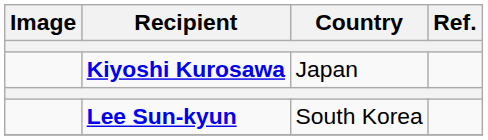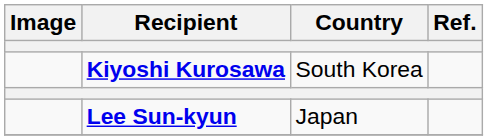(327, 69) Japan -> (359, 69) South Korea
(359, 116) South Korea -> (327, 116) Japan
